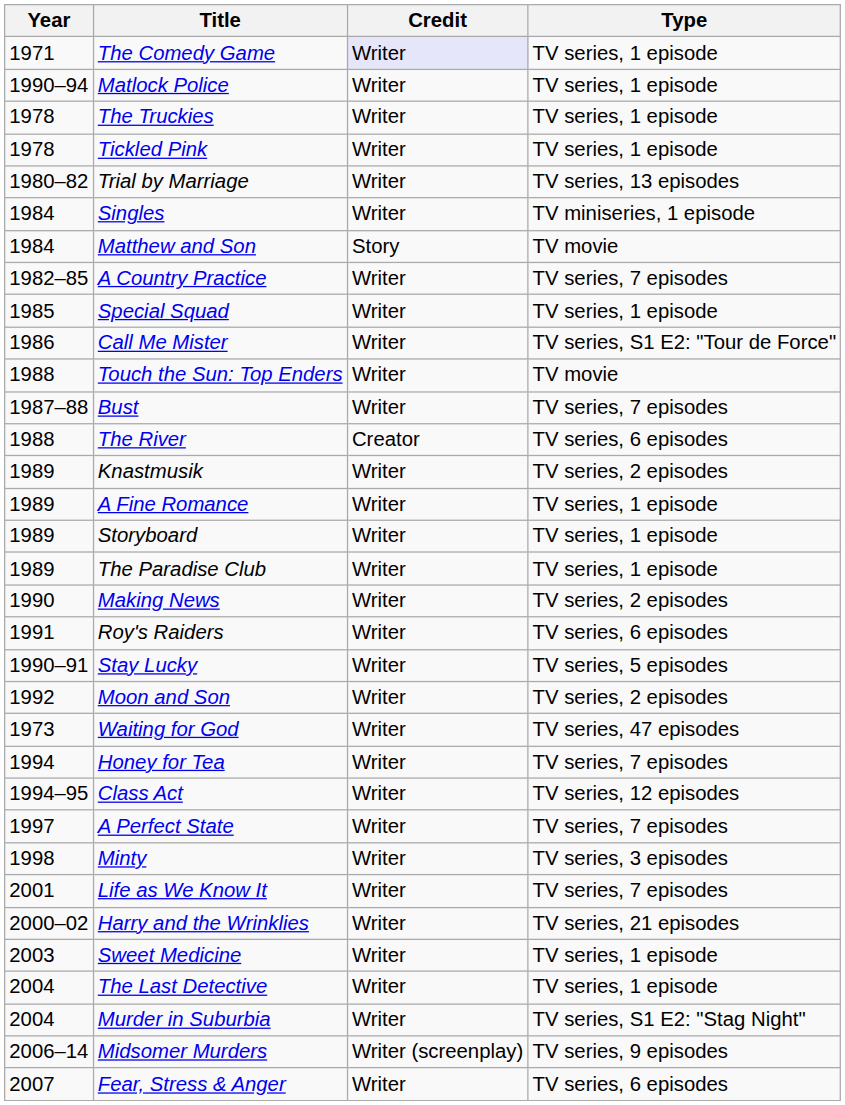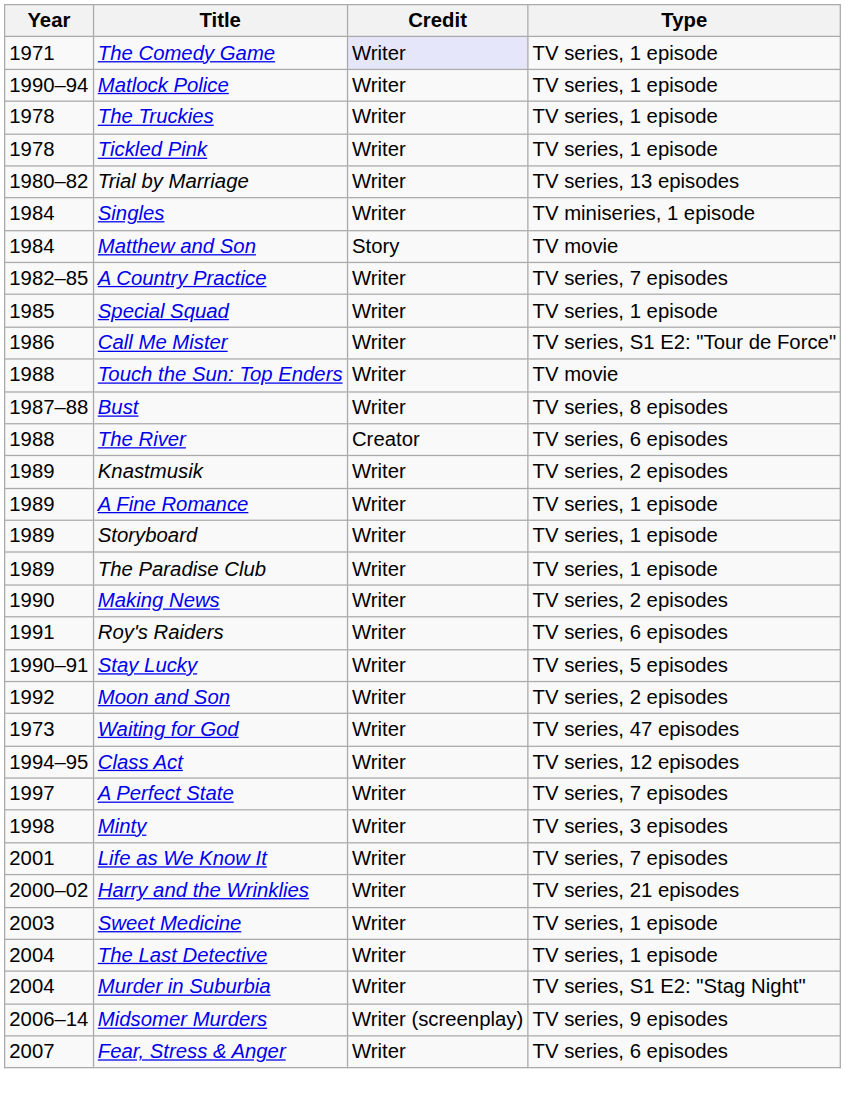(630, 407) TV series, 7 episodes -> (630, 407) TV series, 8 episodes
- row: (161, 761)
